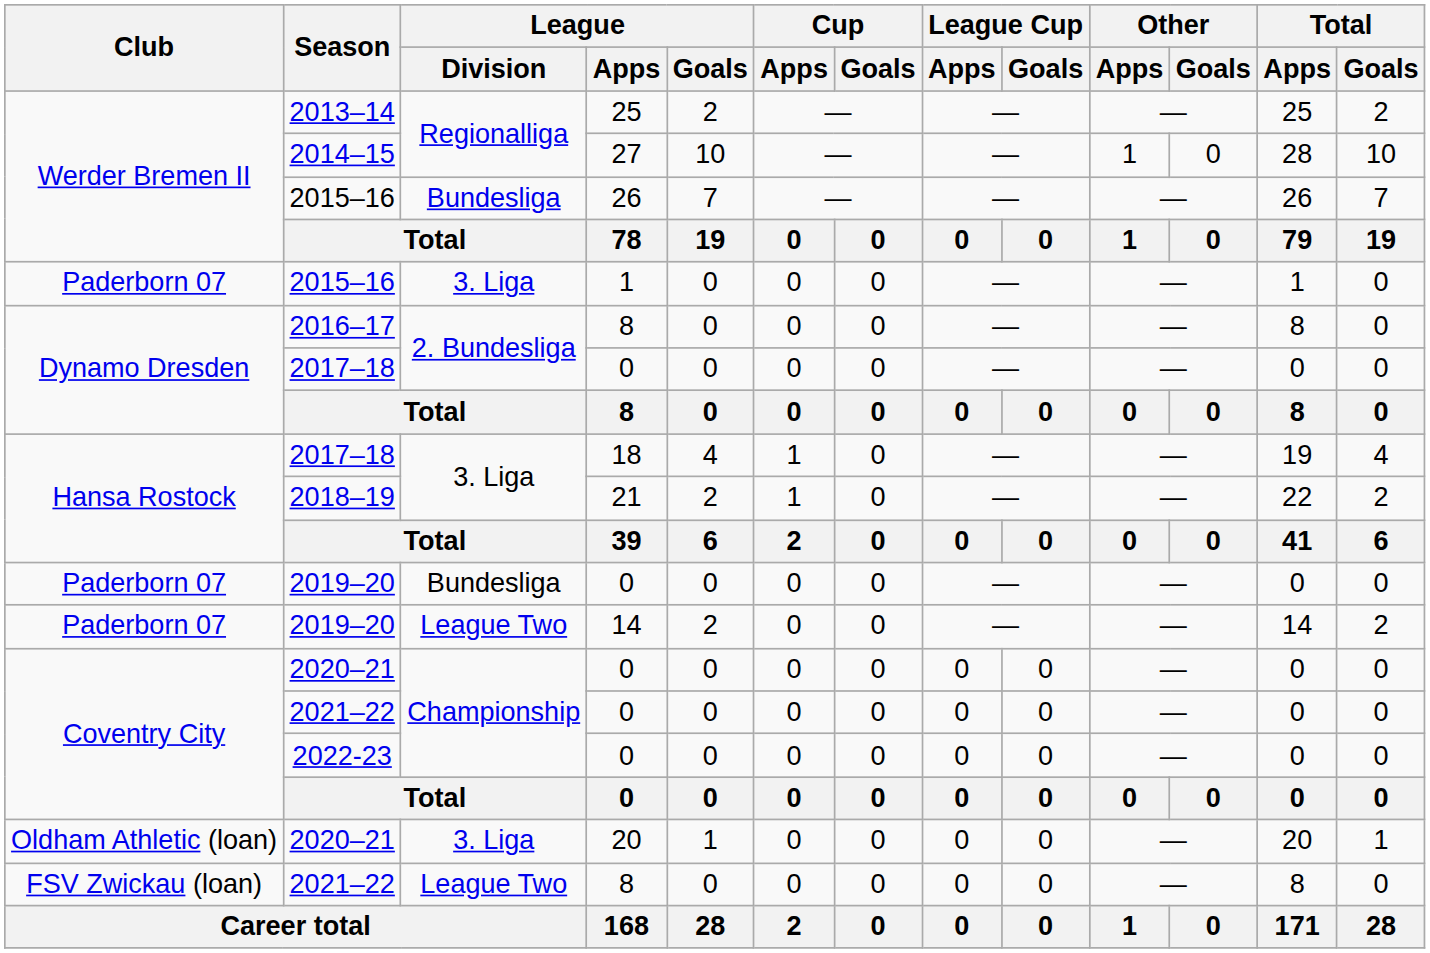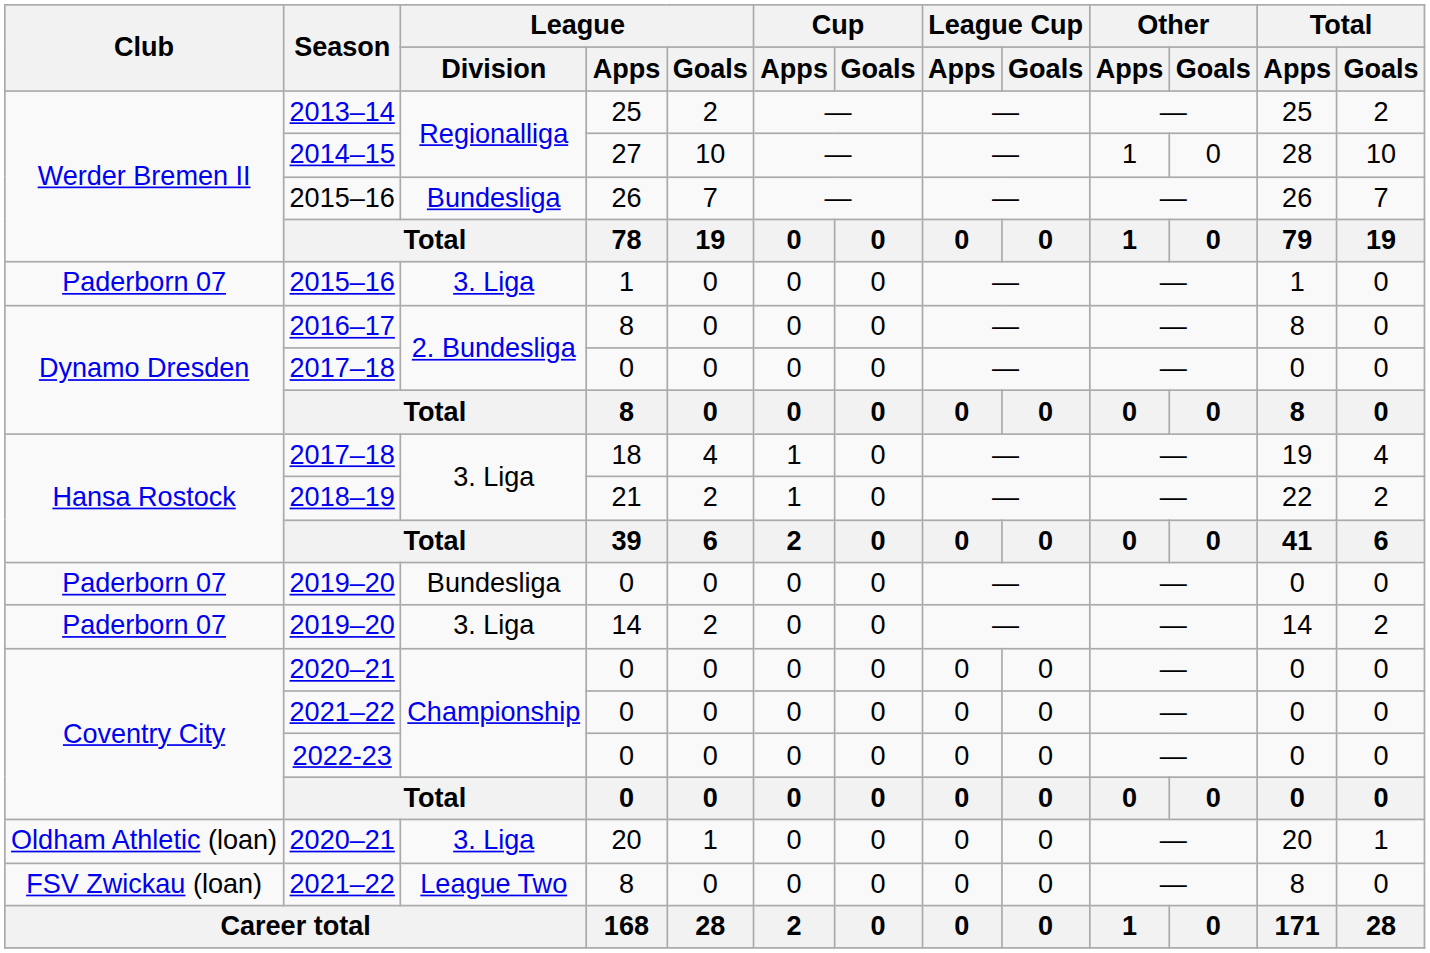(494, 626) League Two -> (494, 626) 3. Liga
